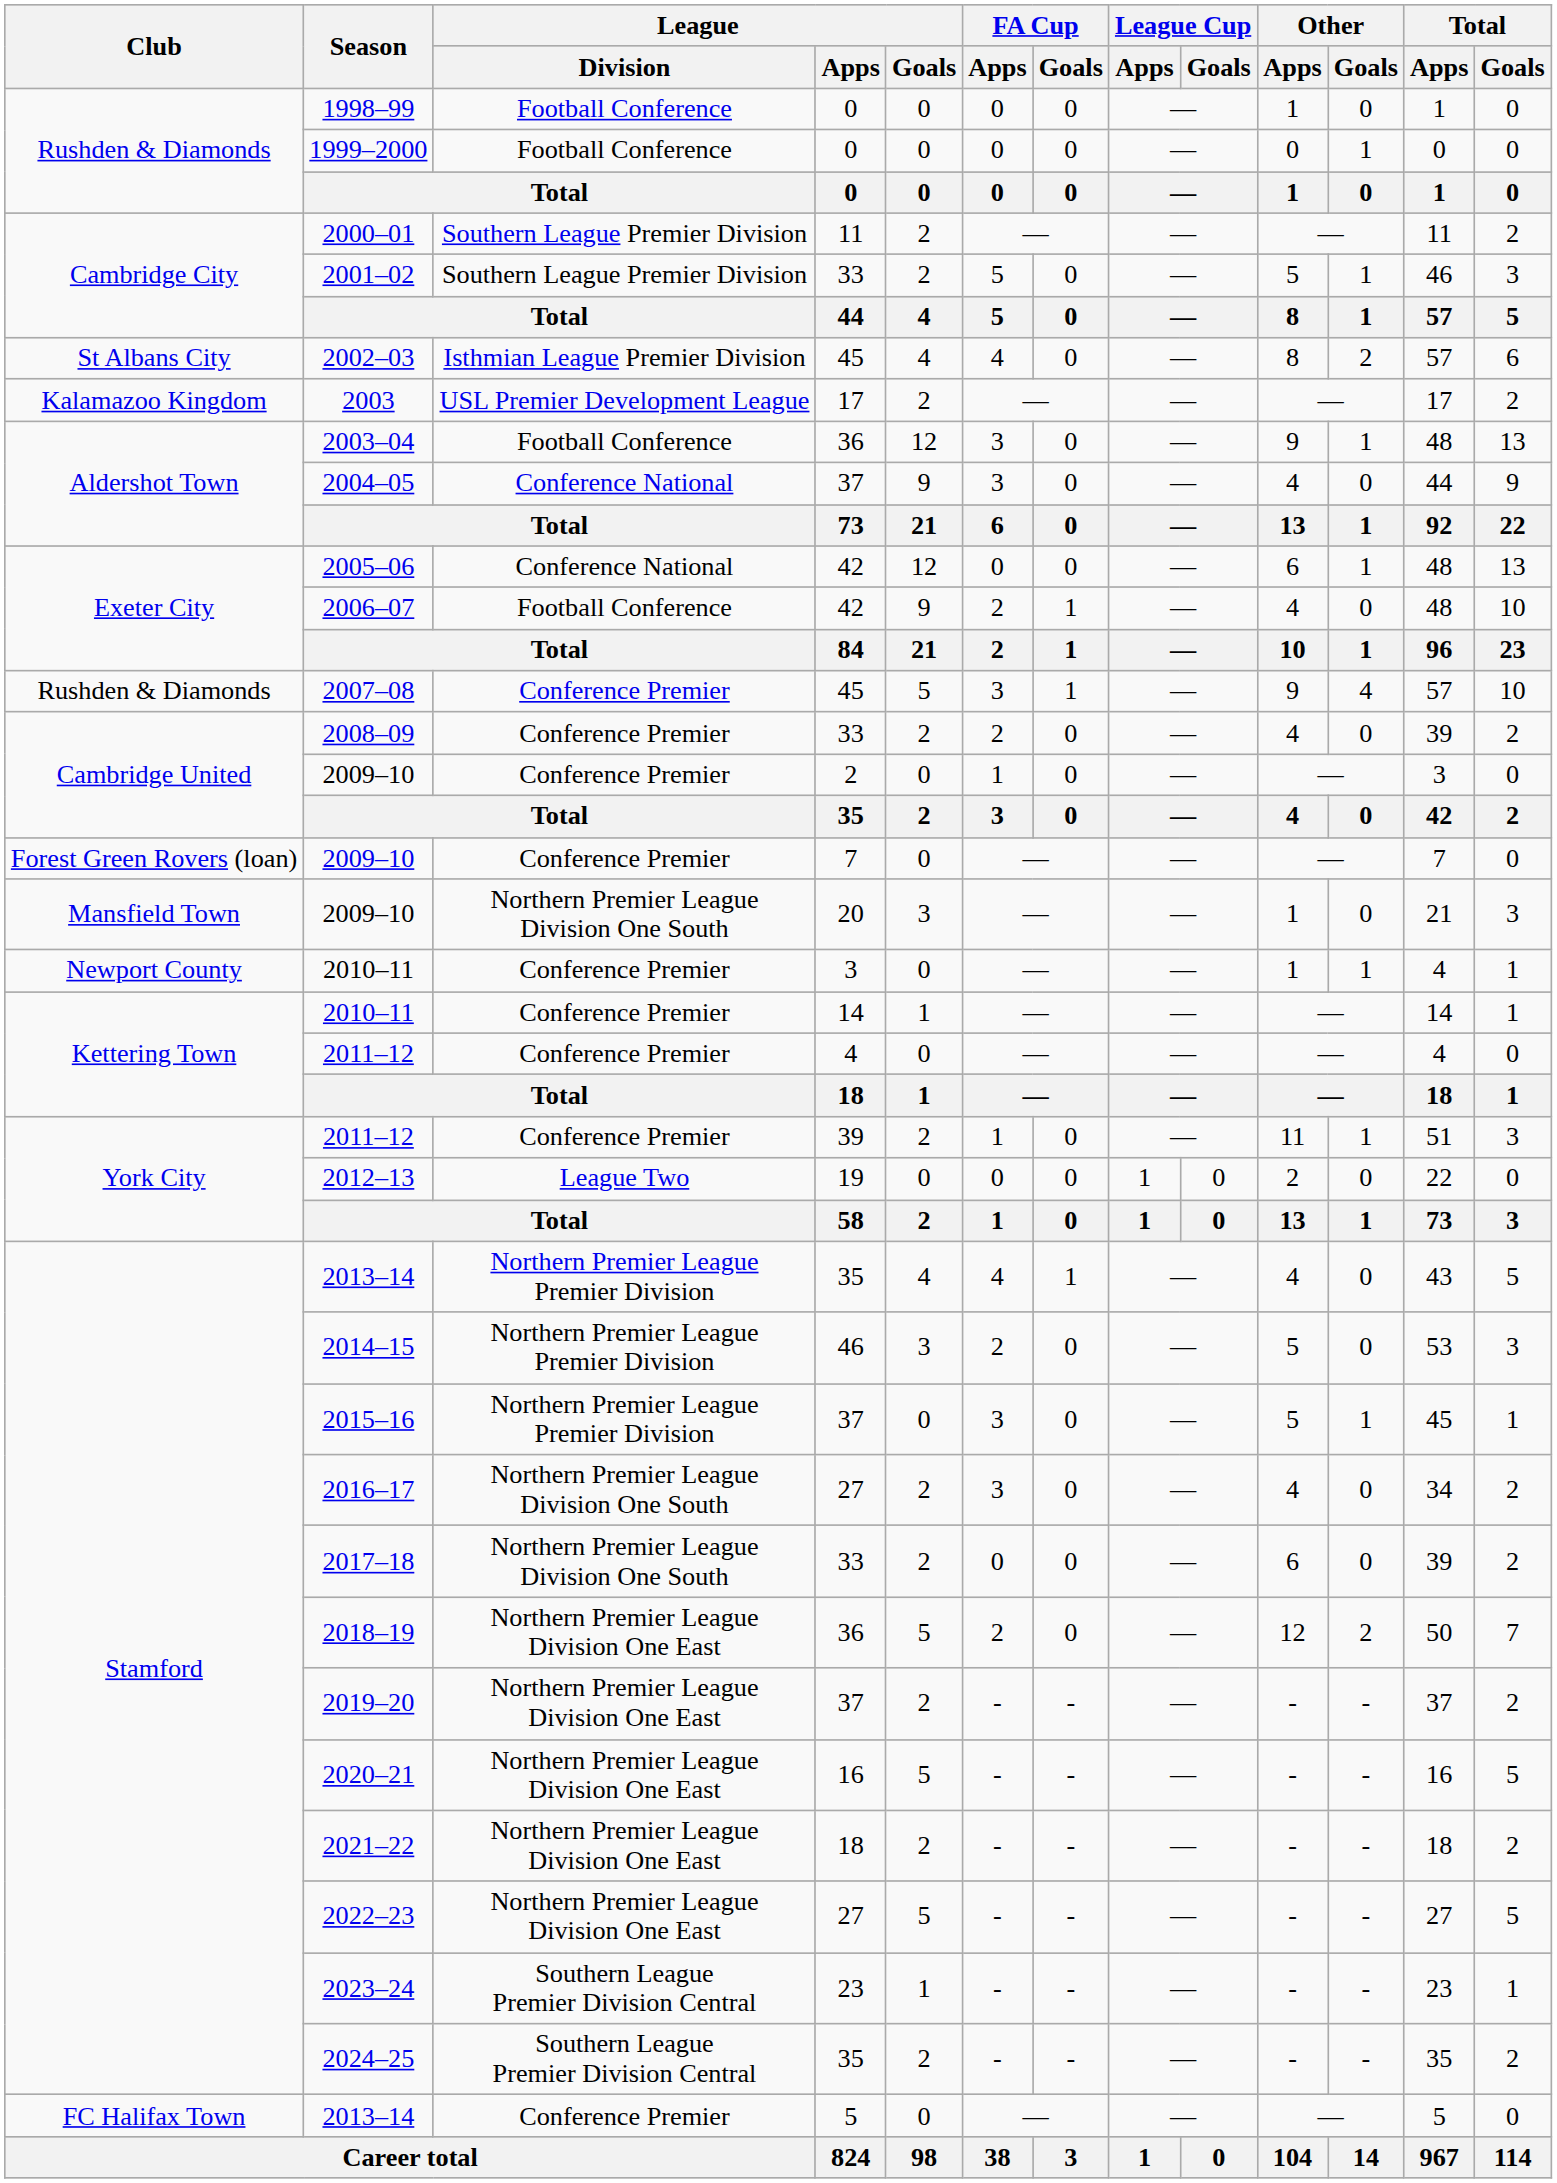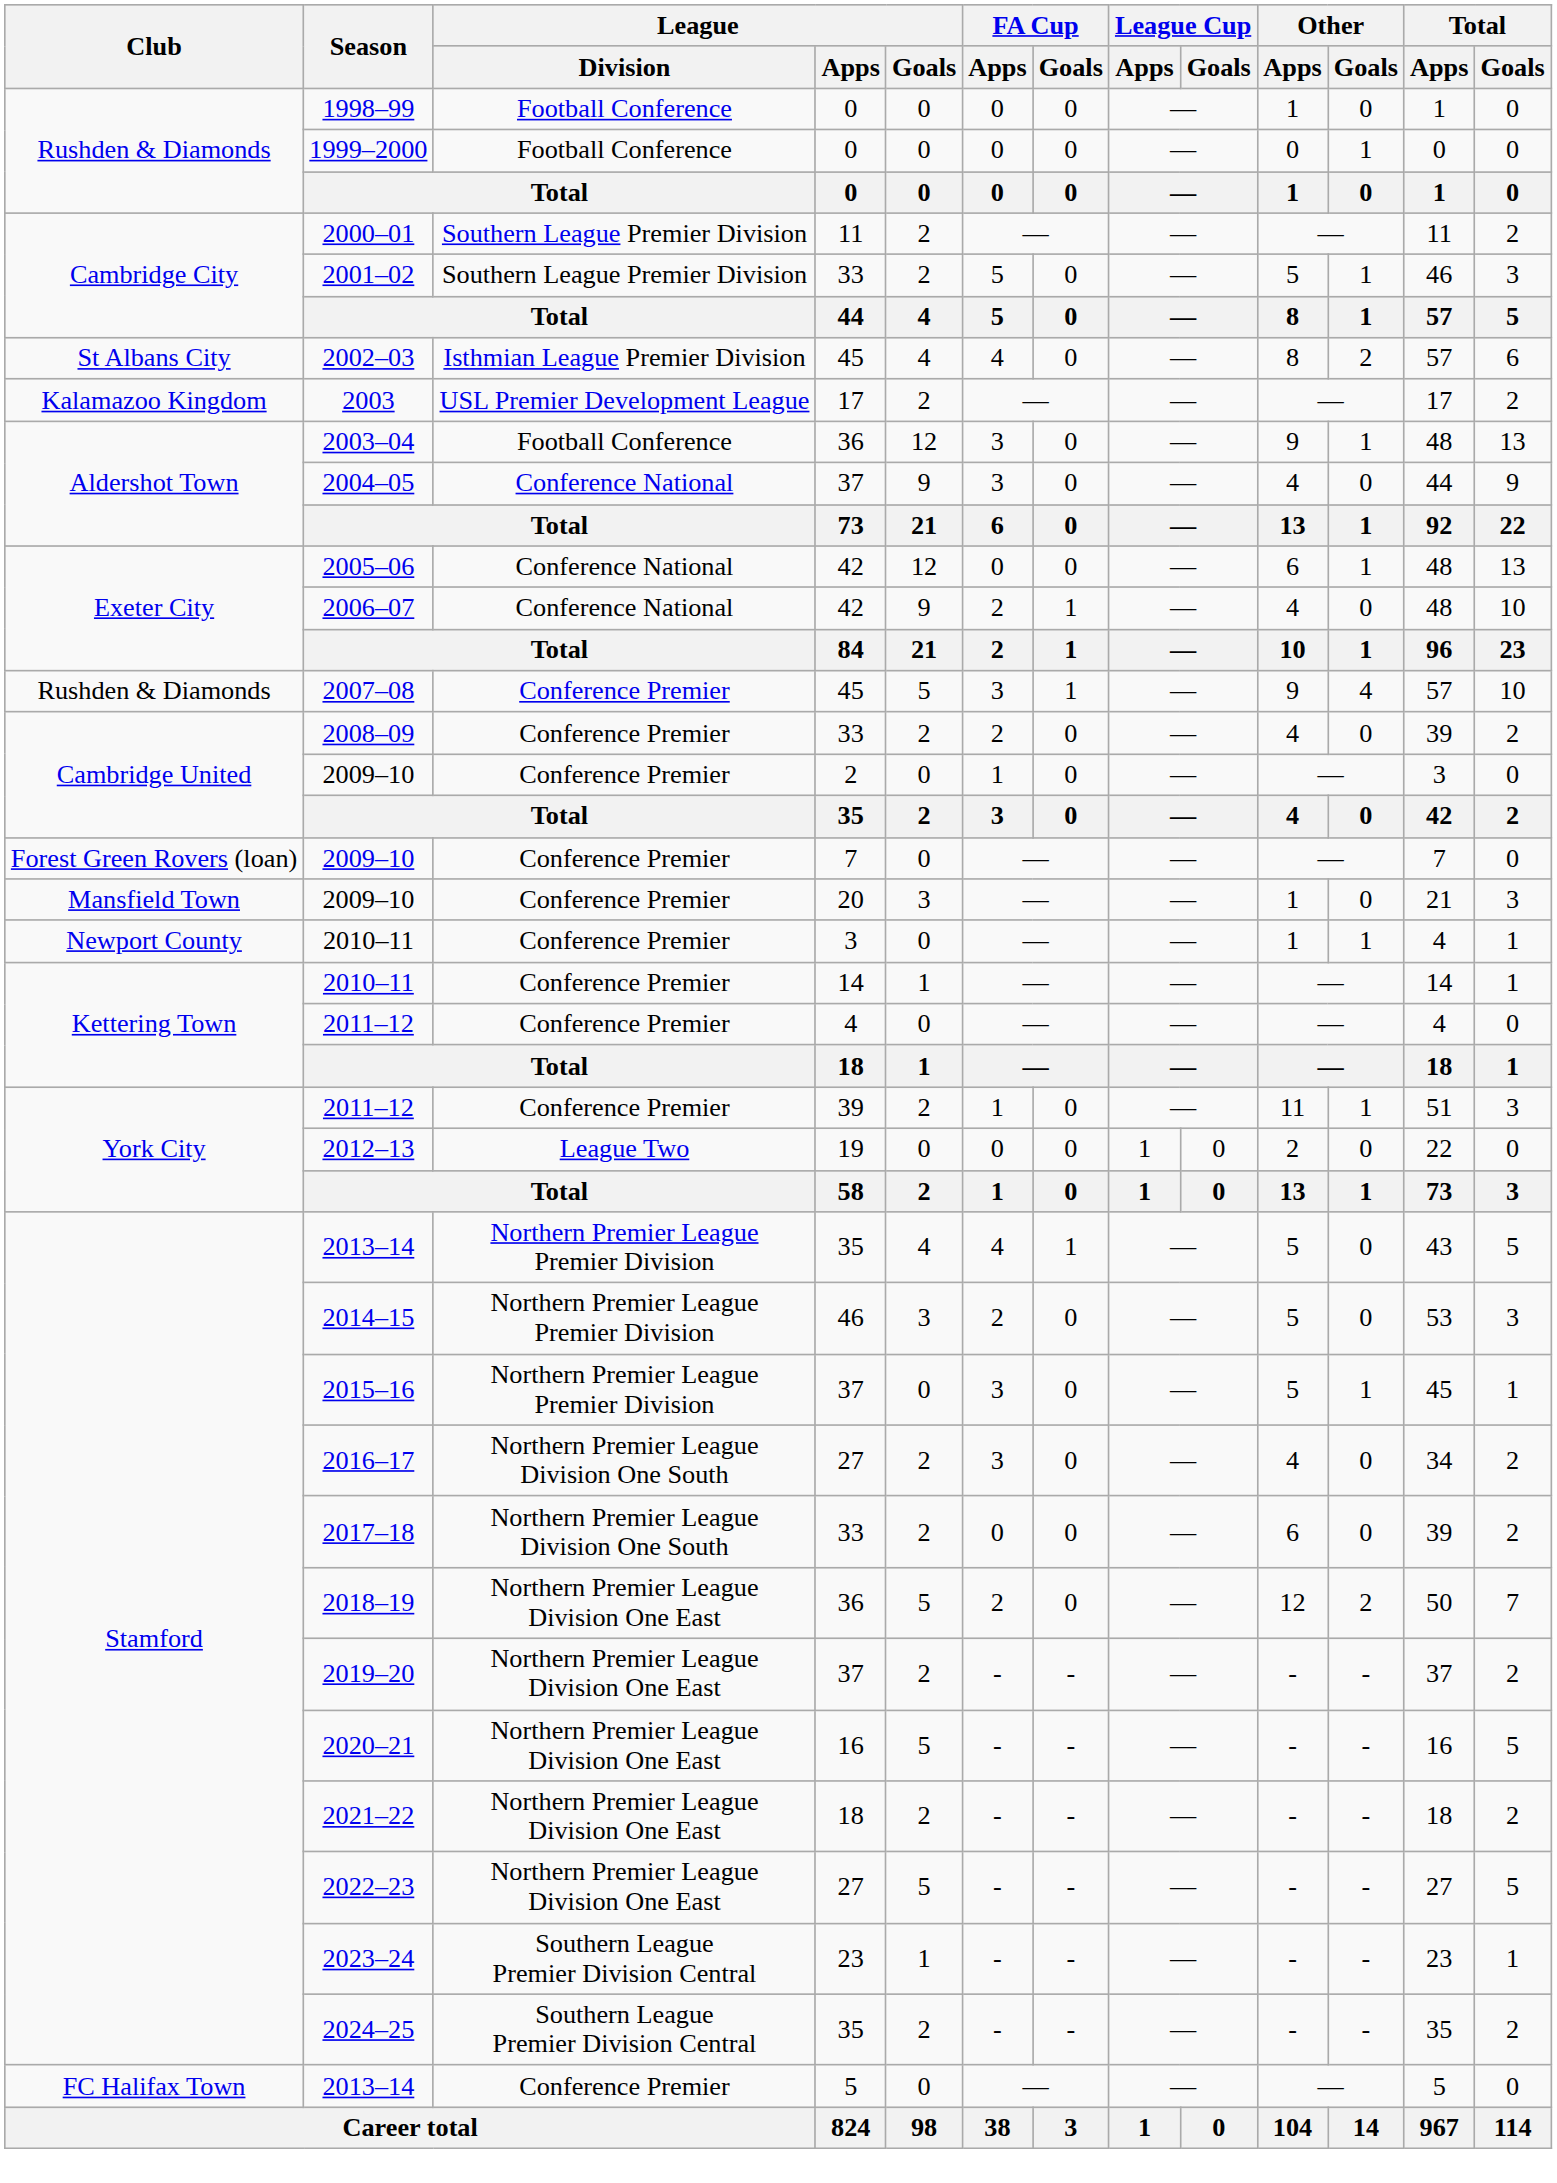(624, 607) Football Conference -> (624, 607) Conference National
(624, 913) Northern Premier League Division One South -> (624, 899) Conference Premier
(1293, 1276) 4 -> (1293, 1246) 5
